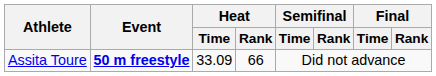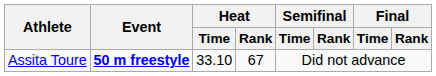(214, 60) 33.09 -> (214, 60) 33.10
(256, 60) 66 -> (256, 60) 67
